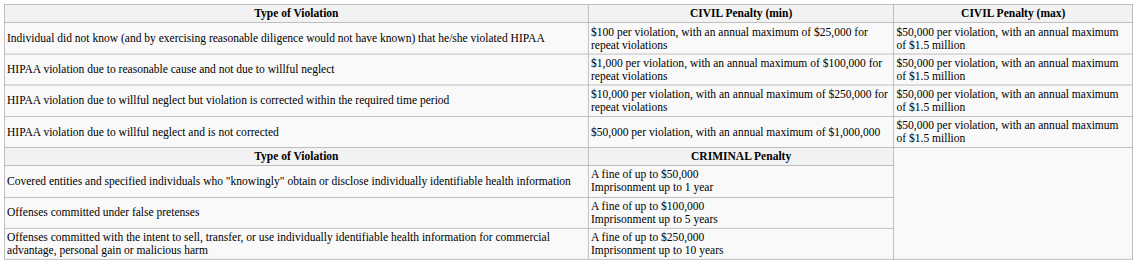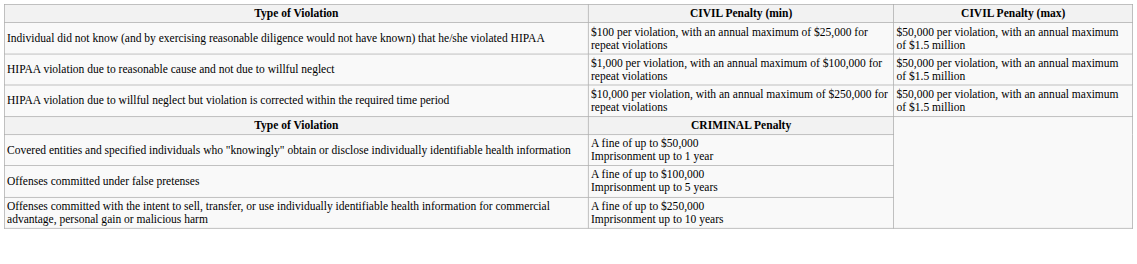- row: (143, 132)
